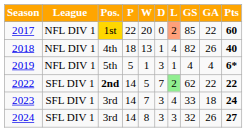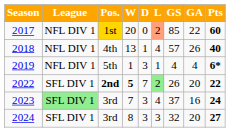- column: (130, 13)
(190, 48) 82 -> (174, 48) 57
(147, 83) normal -> (130, 83) bold
(190, 83) 62 -> (174, 83) 26
(211, 83) 22 -> (195, 83) 20
(70, 100) no background -> (70, 100) lightgreen background
(190, 100) 33 -> (174, 100) 37
(211, 100) 18 -> (195, 100) 16
(211, 118) 26 -> (195, 118) 20
